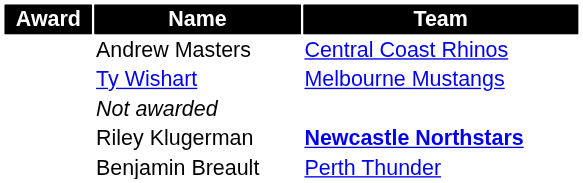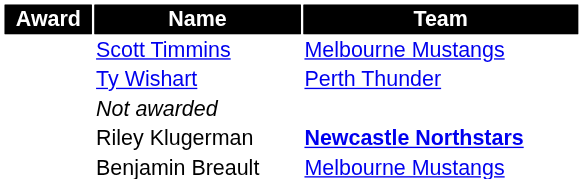+ row: (163, 50)
- row: (174, 50)
(405, 79) Melbourne Mustangs -> (373, 79) Perth Thunder
(373, 167) Perth Thunder -> (405, 167) Melbourne Mustangs
